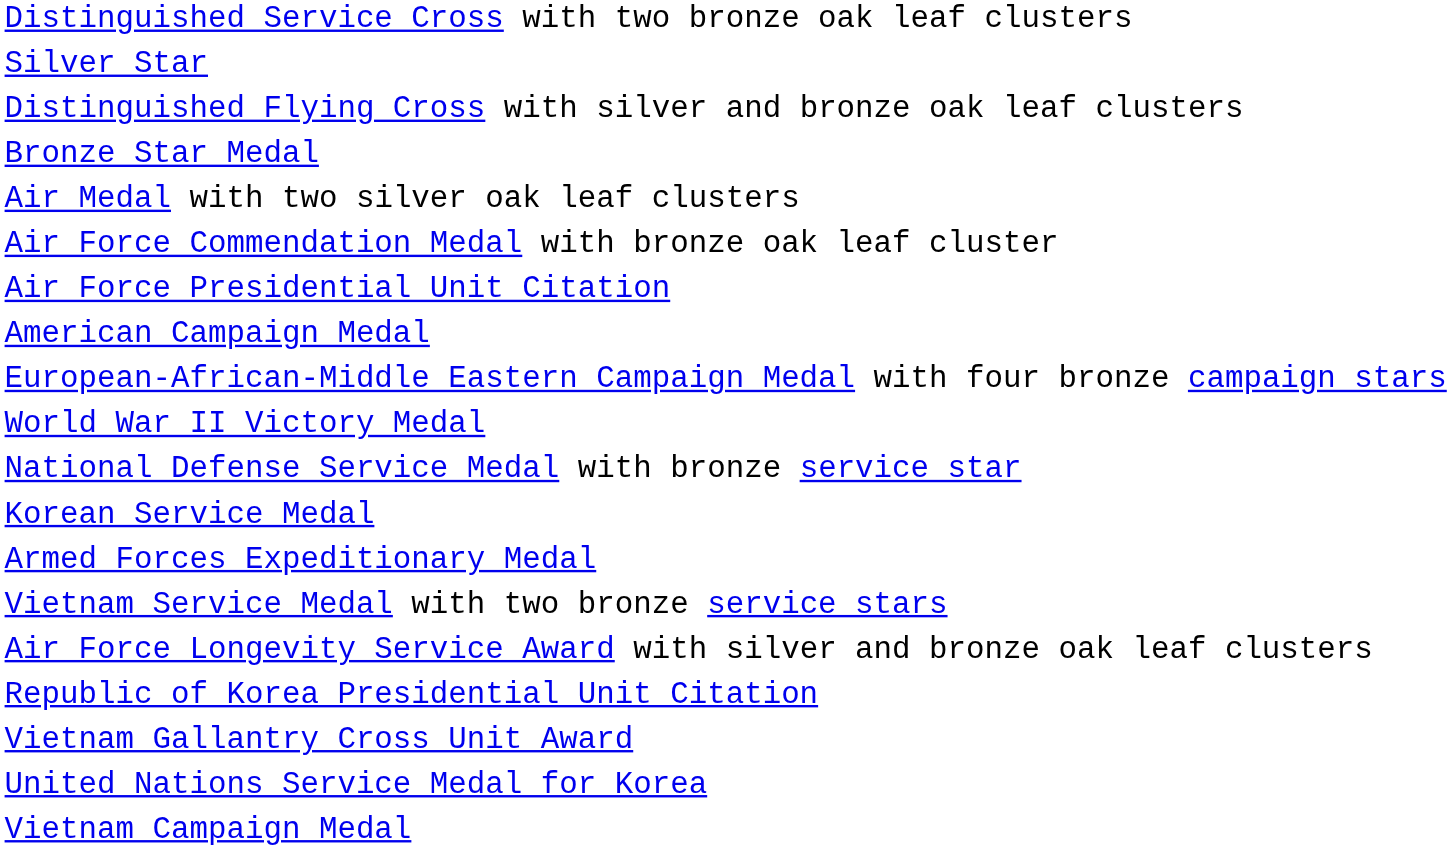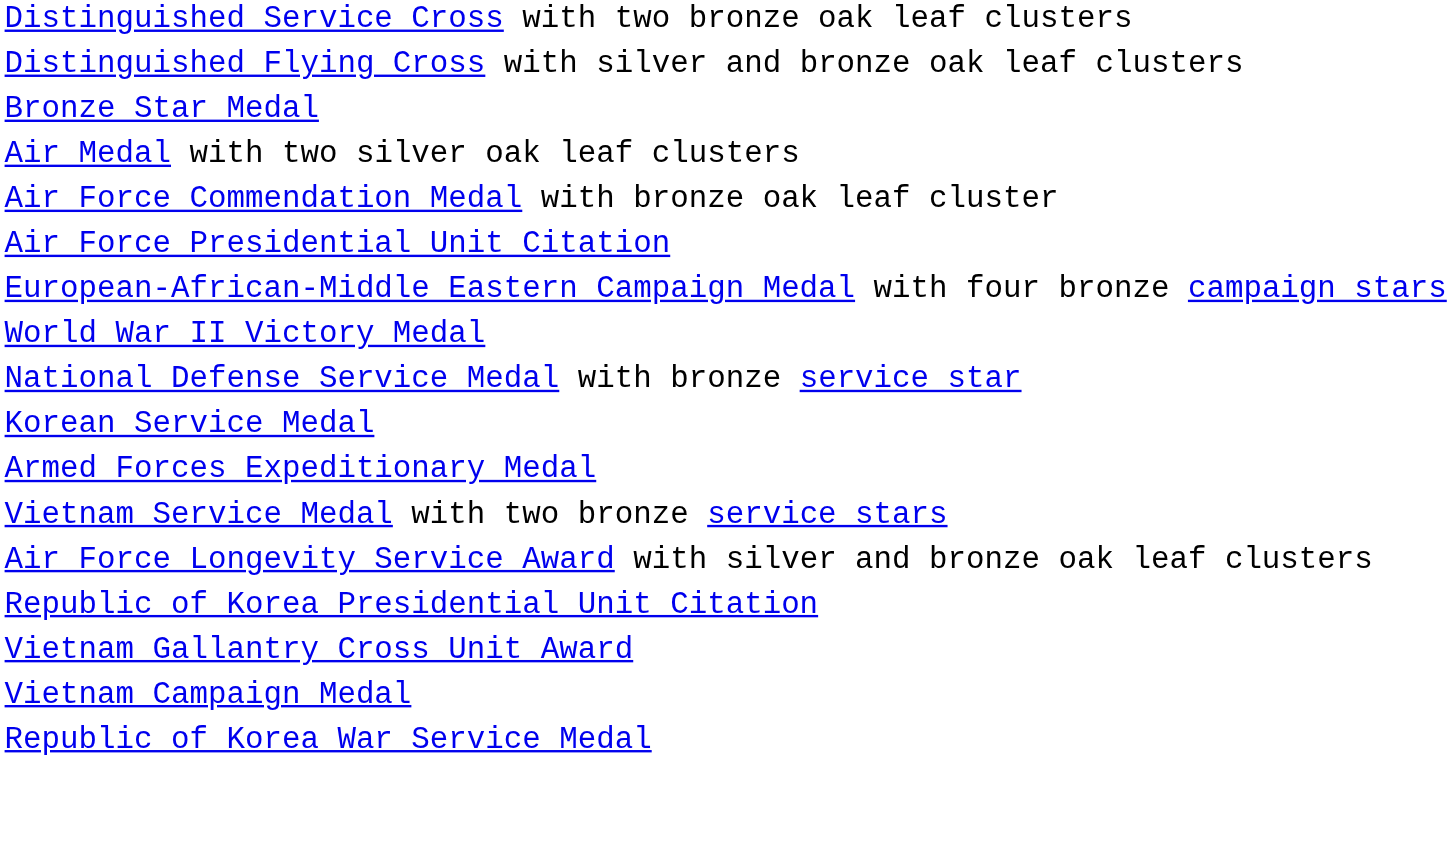- row: (106, 64)
- row: (217, 334)
- row: (356, 784)
+ row: (328, 739)
